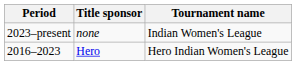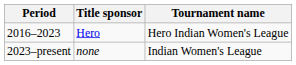rows swapped: (34, 51) <-> (39, 32)
